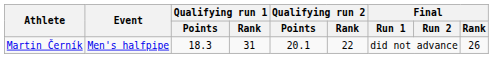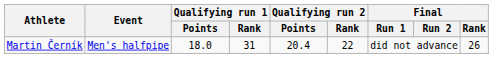(200, 45) 18.3 -> (200, 45) 18.0
(298, 45) 20.1 -> (298, 45) 20.4
